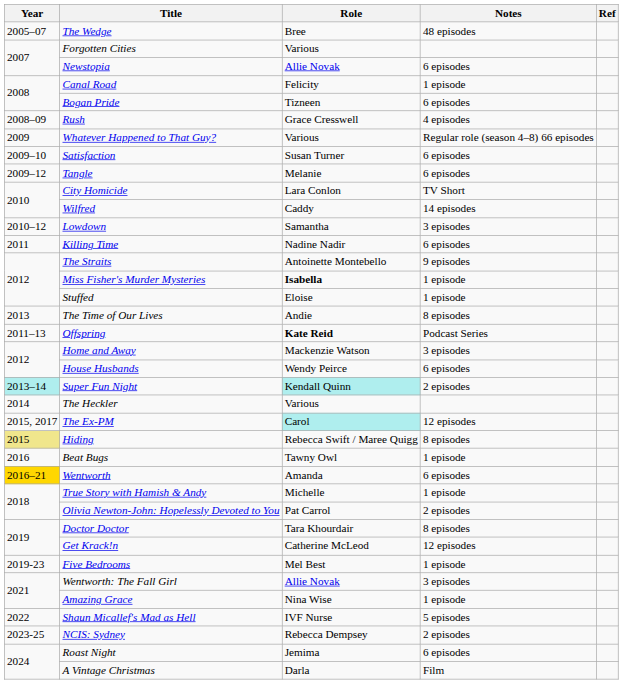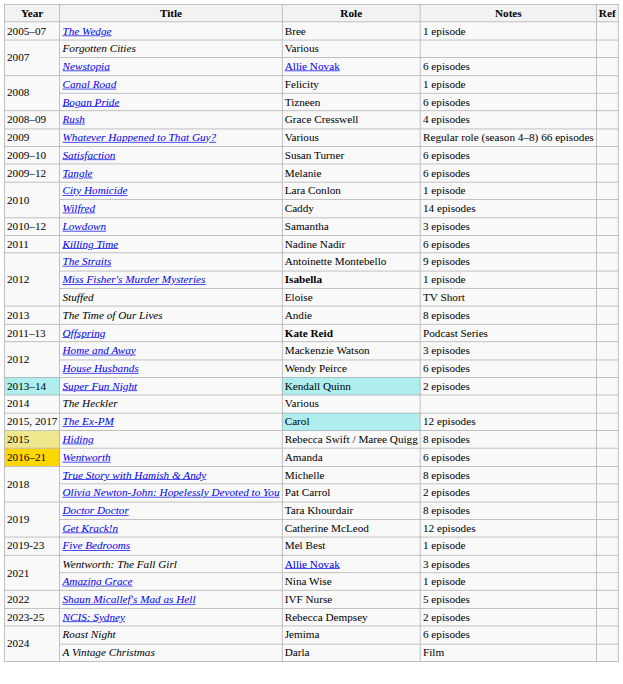(449, 31) 48 episodes -> (444, 31) 1 episode
(444, 191) TV Short -> (444, 191) 1 episode
(444, 297) 1 episode -> (444, 297) TV Short
- row: (85, 457)
(444, 492) 1 episode -> (446, 475) 8 episodes
